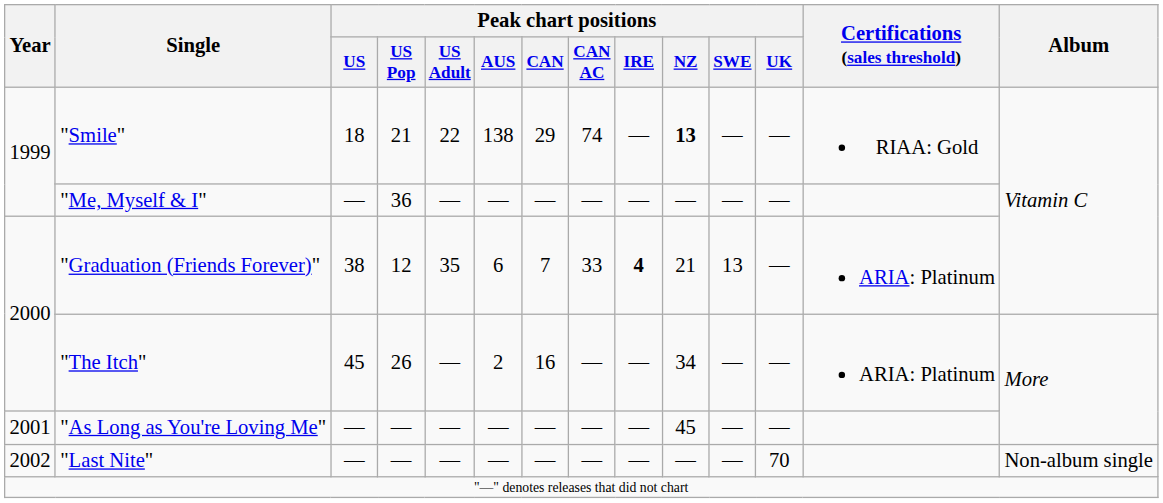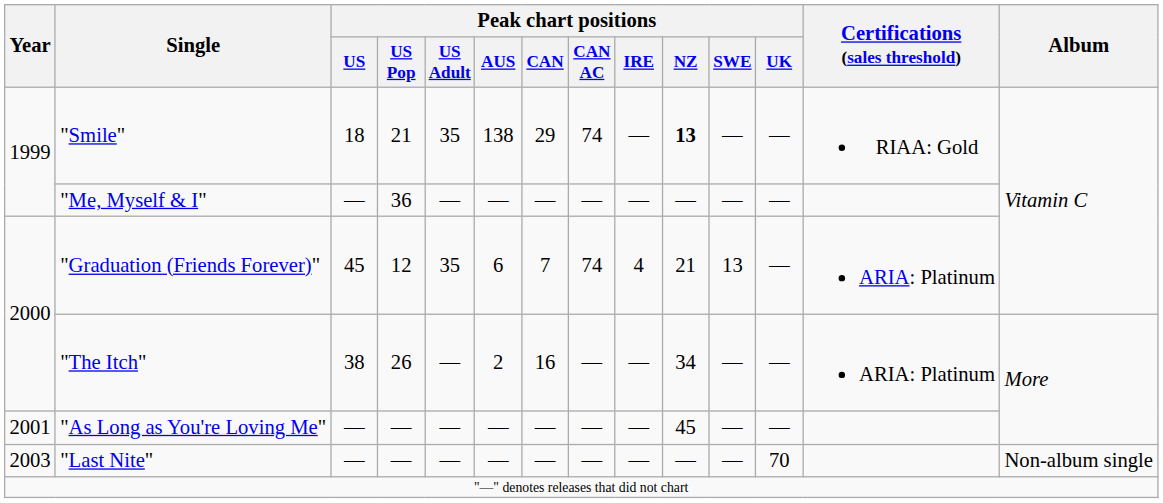(450, 135) 22 -> (450, 135) 35
(354, 265) 38 -> (354, 265) 45
(592, 265) 33 -> (592, 265) 74
(639, 265) bold -> (639, 265) normal
(354, 362) 45 -> (354, 362) 38
(30, 460) 2002 -> (30, 460) 2003
